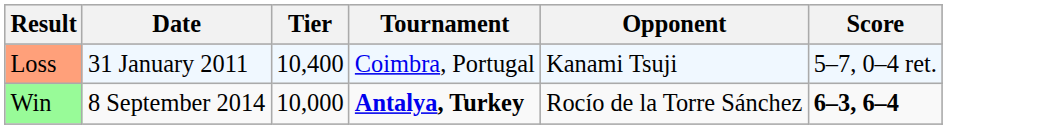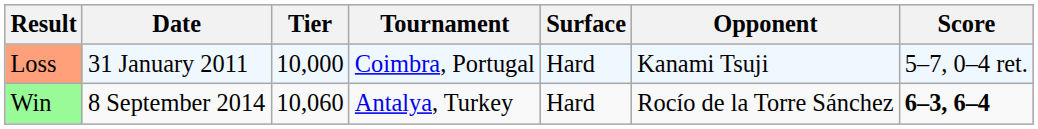+ column: (586, 23)
(310, 63) 10,400 -> (310, 63) 10,000
(310, 102) 10,000 -> (310, 102) 10,060
(439, 102) bold -> (434, 102) normal
